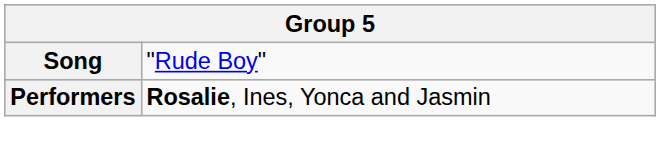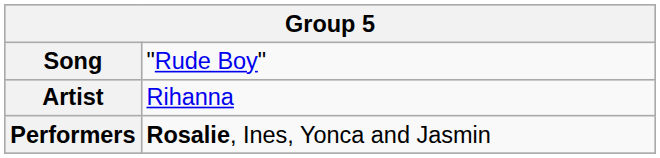+ row: (73, 98)
